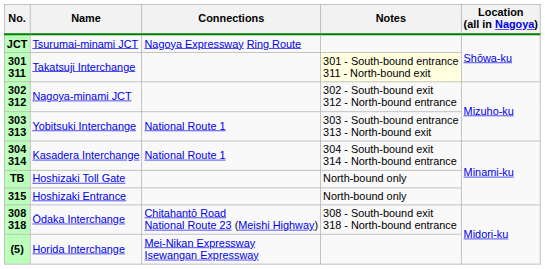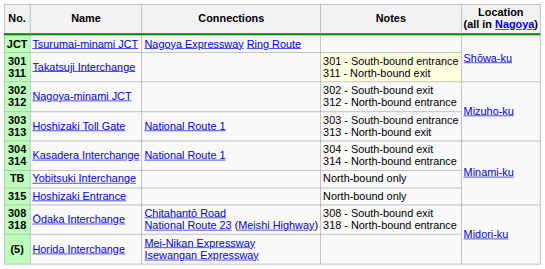(84, 126) Yobitsuki Interchange -> (79, 126) Hoshizaki Toll Gate
(79, 179) Hoshizaki Toll Gate -> (84, 179) Yobitsuki Interchange
